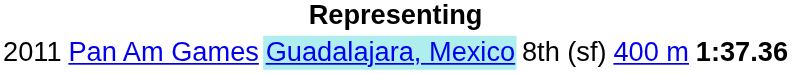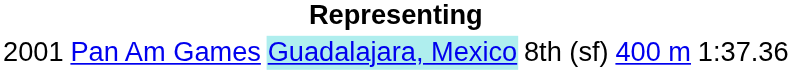(32, 52) 2011 -> (33, 52) 2001
(742, 52) bold -> (743, 52) normal
